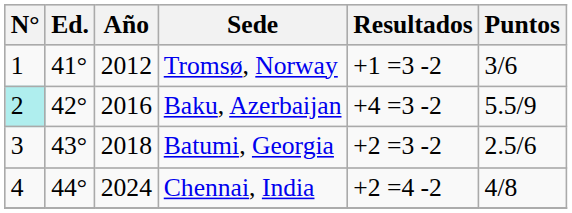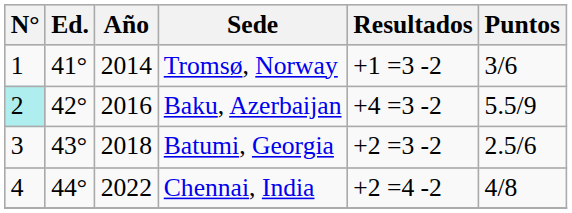(126, 65) 2012 -> (126, 65) 2014
(126, 187) 2024 -> (126, 187) 2022
